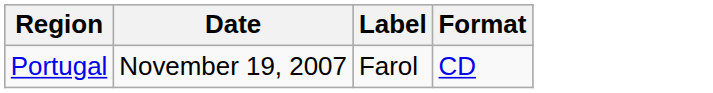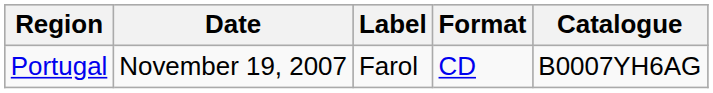+ column: (620, 25)
